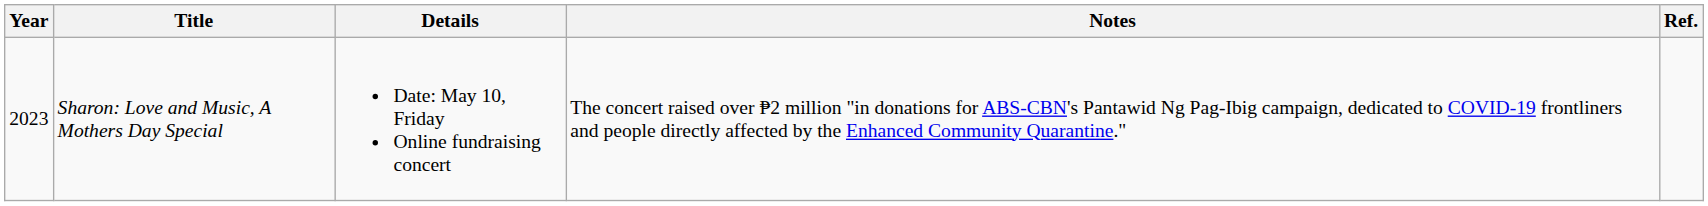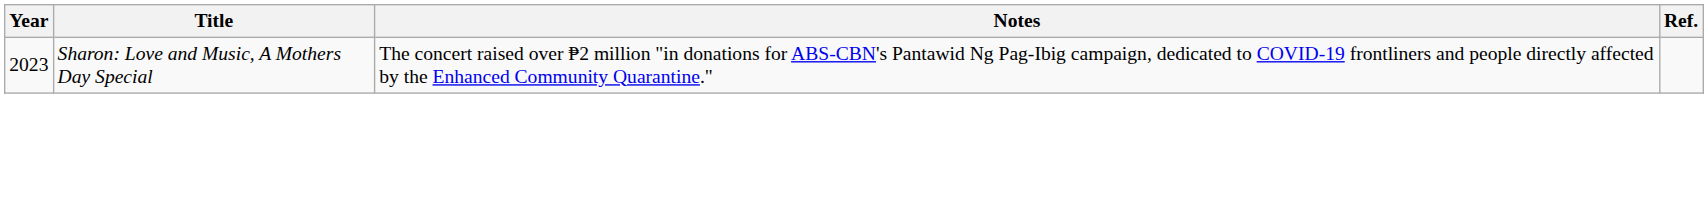- column: (450, 21)
